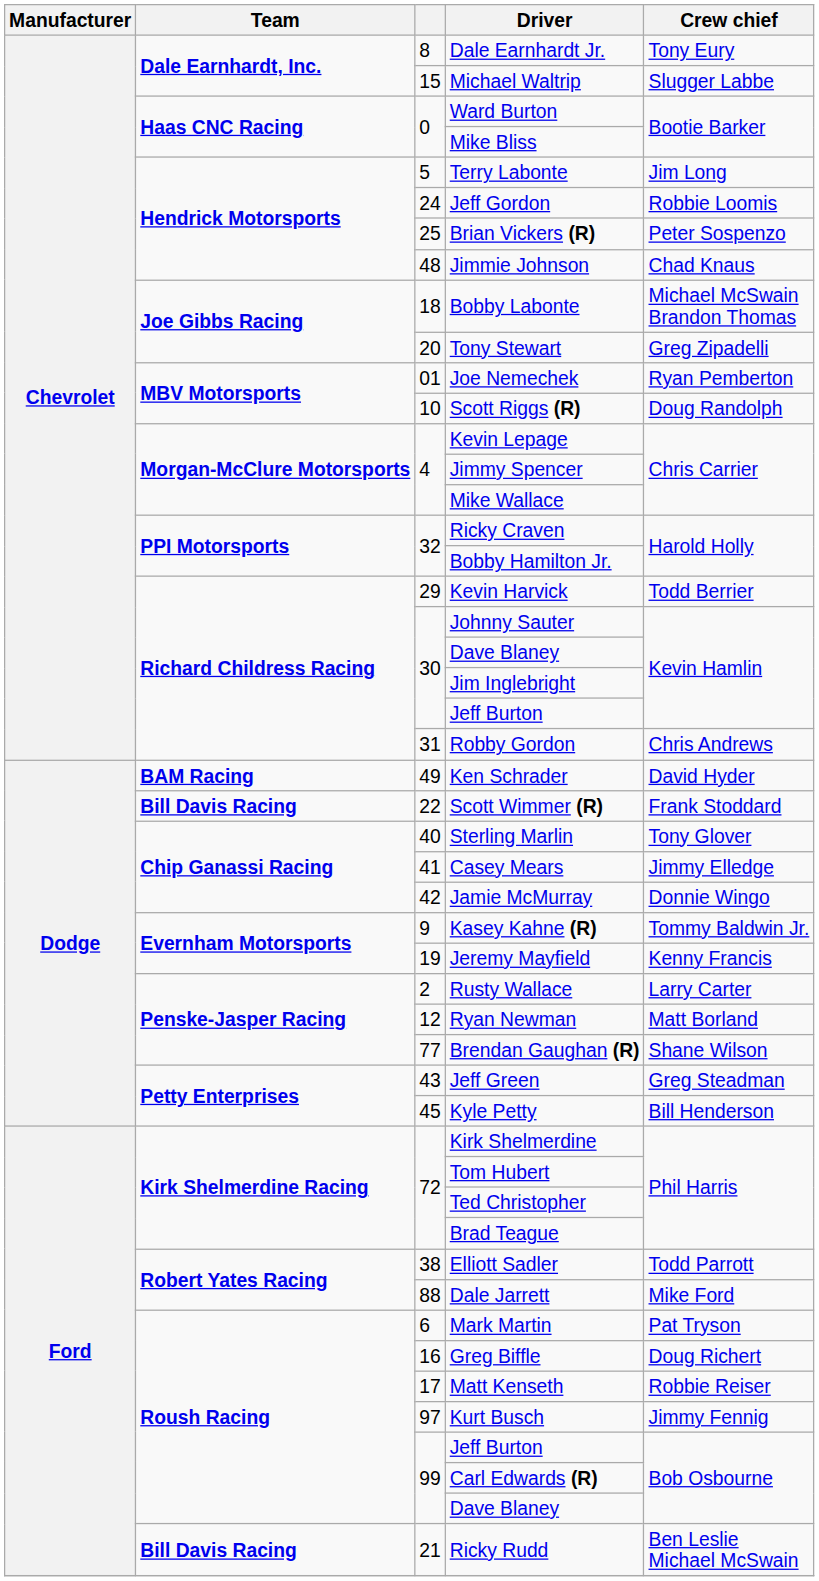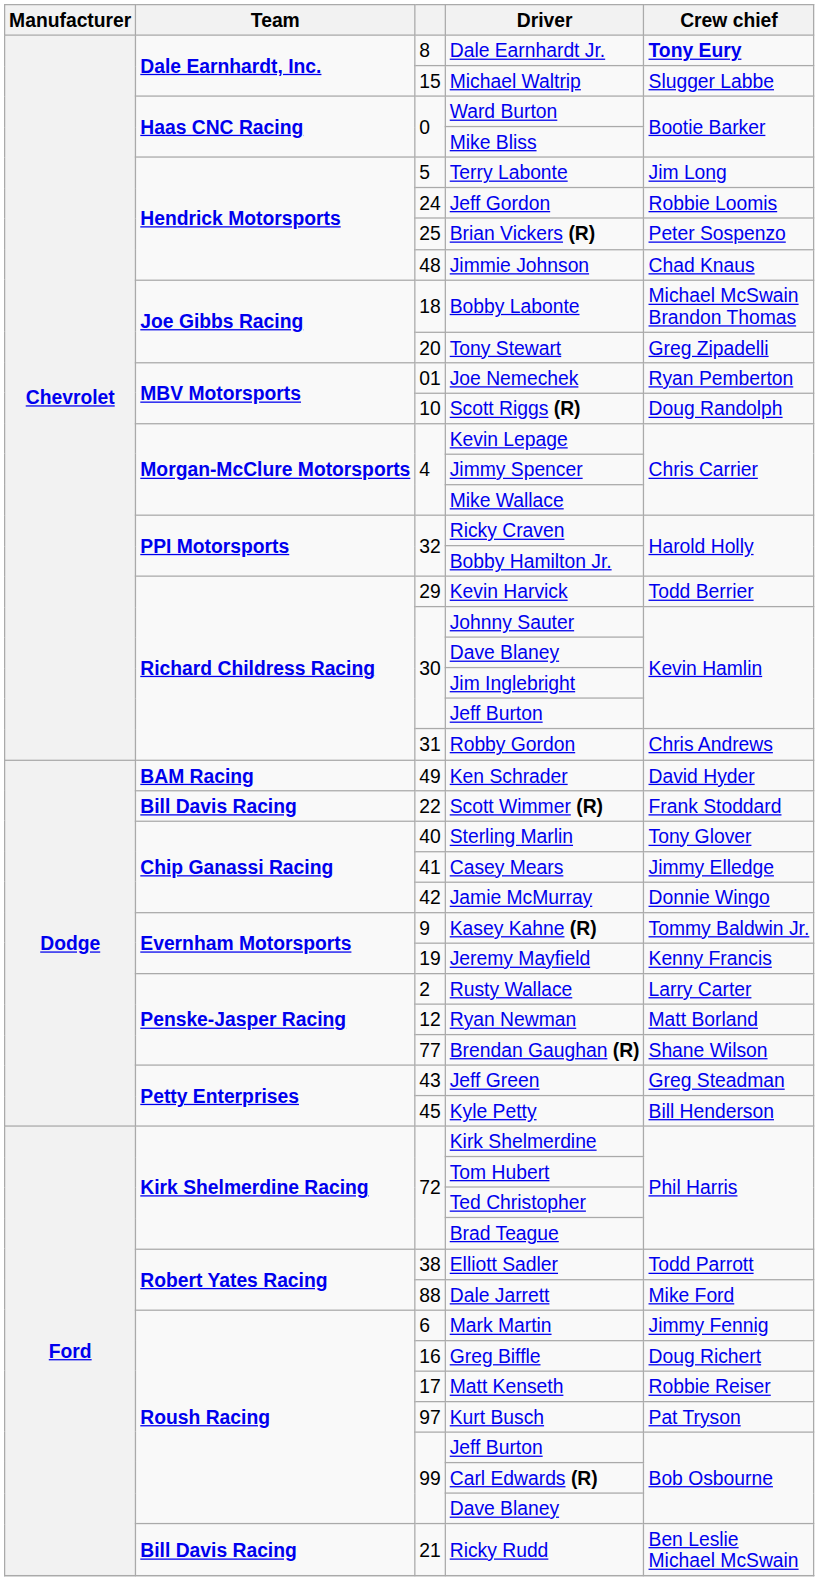(691, 51) normal -> (695, 51) bold
(695, 1325) Pat Tryson -> (709, 1325) Jimmy Fennig
(709, 1417) Jimmy Fennig -> (695, 1417) Pat Tryson
